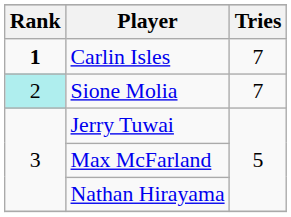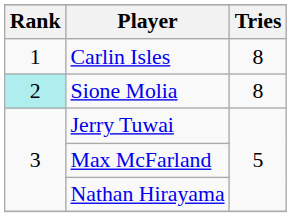(35, 56) bold -> (35, 56) normal
(258, 56) 7 -> (258, 56) 8
(258, 90) 7 -> (258, 90) 8
